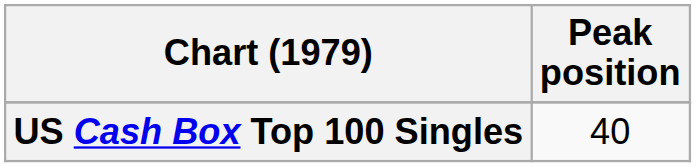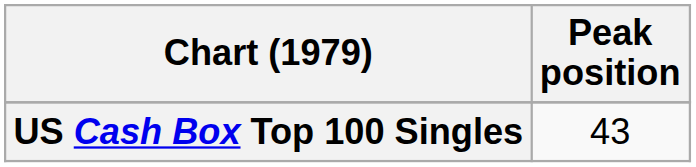(610, 131) 40 -> (610, 131) 43
